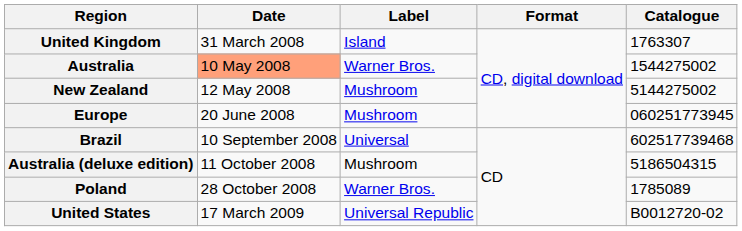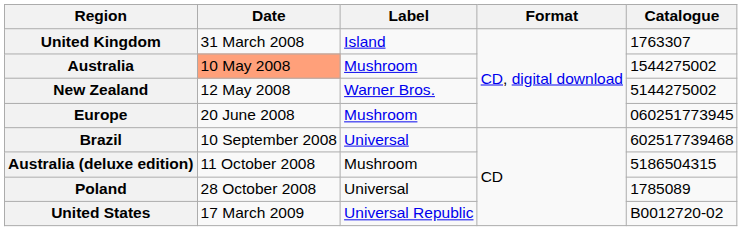(390, 66) Warner Bros. -> (381, 66) Mushroom
(381, 90) Mushroom -> (390, 90) Warner Bros.
(390, 189) Warner Bros. -> (376, 189) Universal
